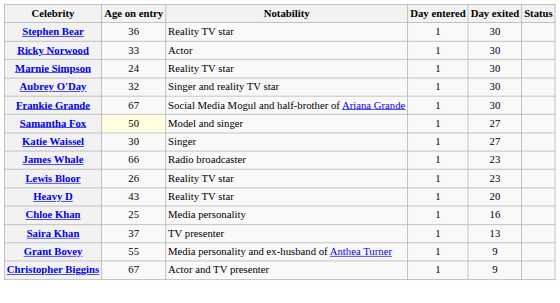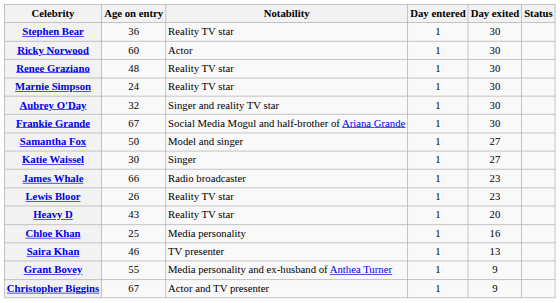(134, 50) 33 -> (134, 50) 60
+ row: (53, 68)
(134, 123) lightyellow background -> (134, 142) no background
(134, 233) 37 -> (134, 252) 46
